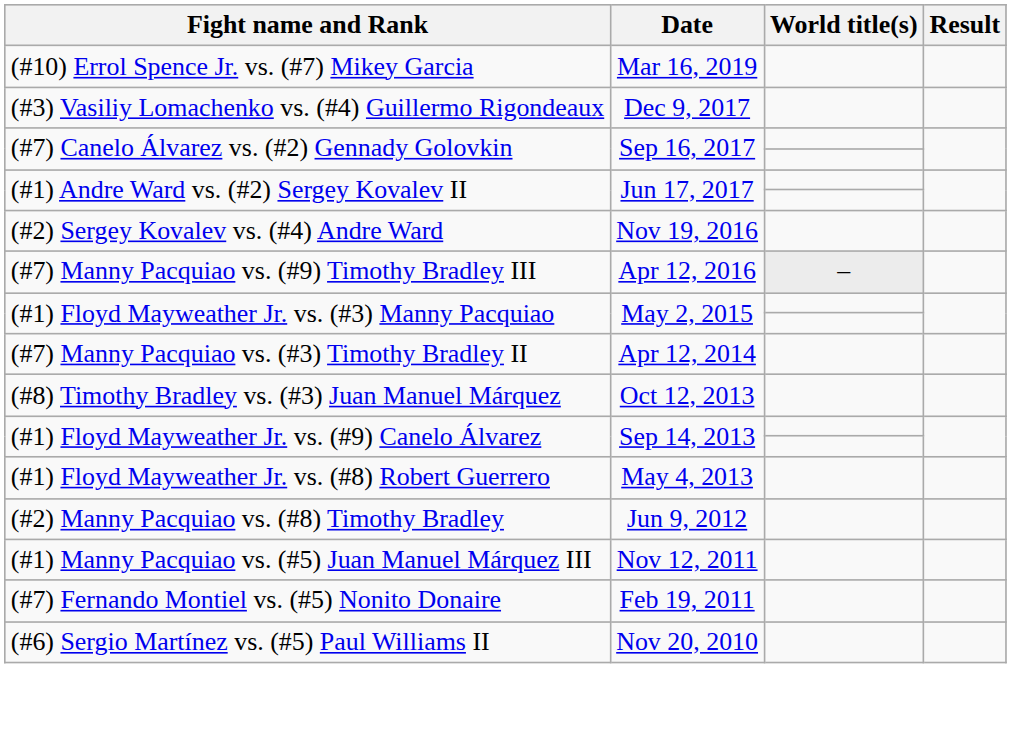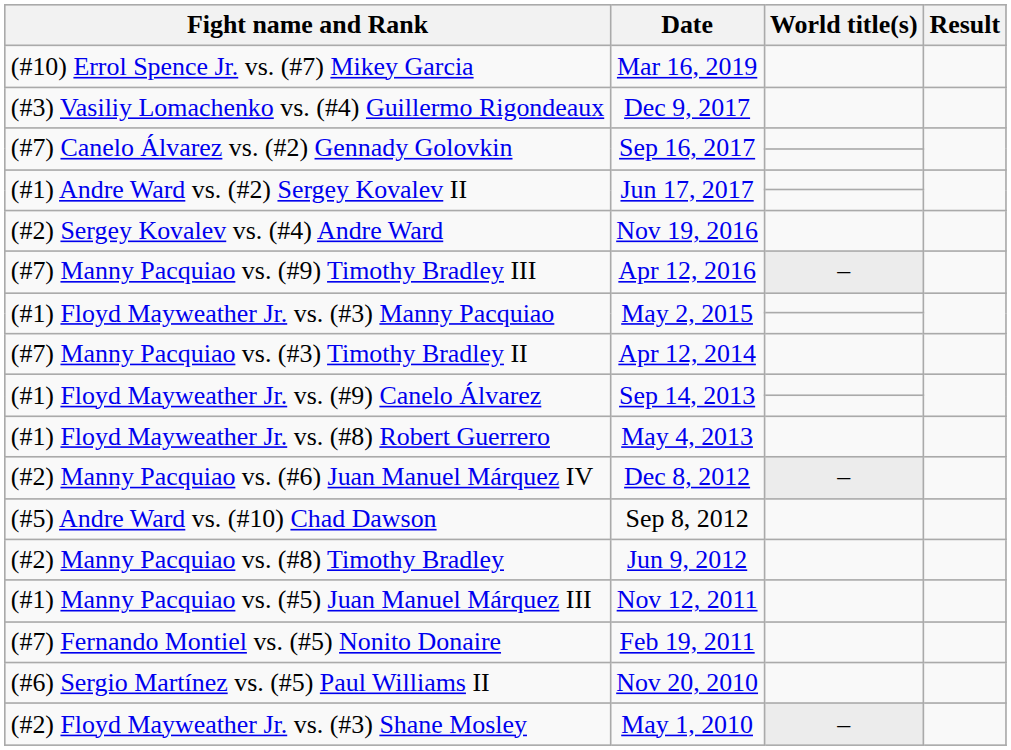- row: (286, 395)
+ row: (302, 477)
+ row: (224, 518)
+ row: (269, 723)
